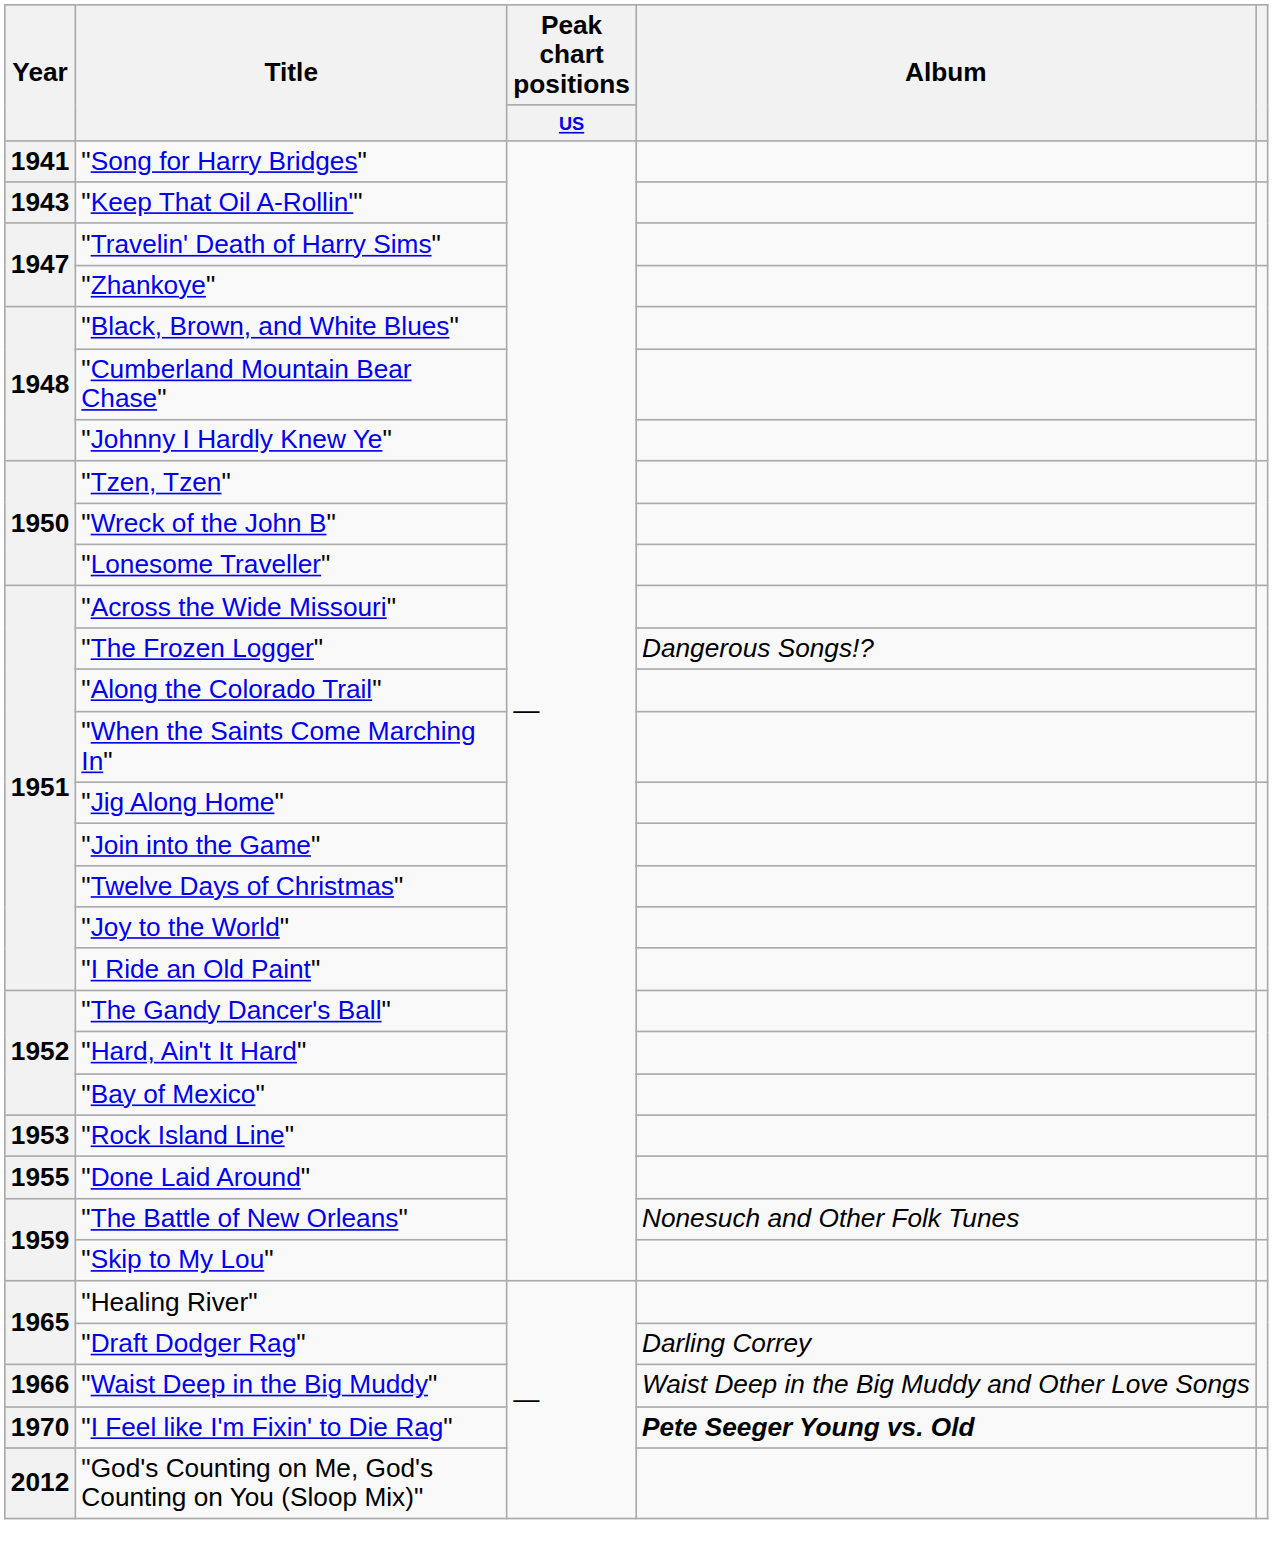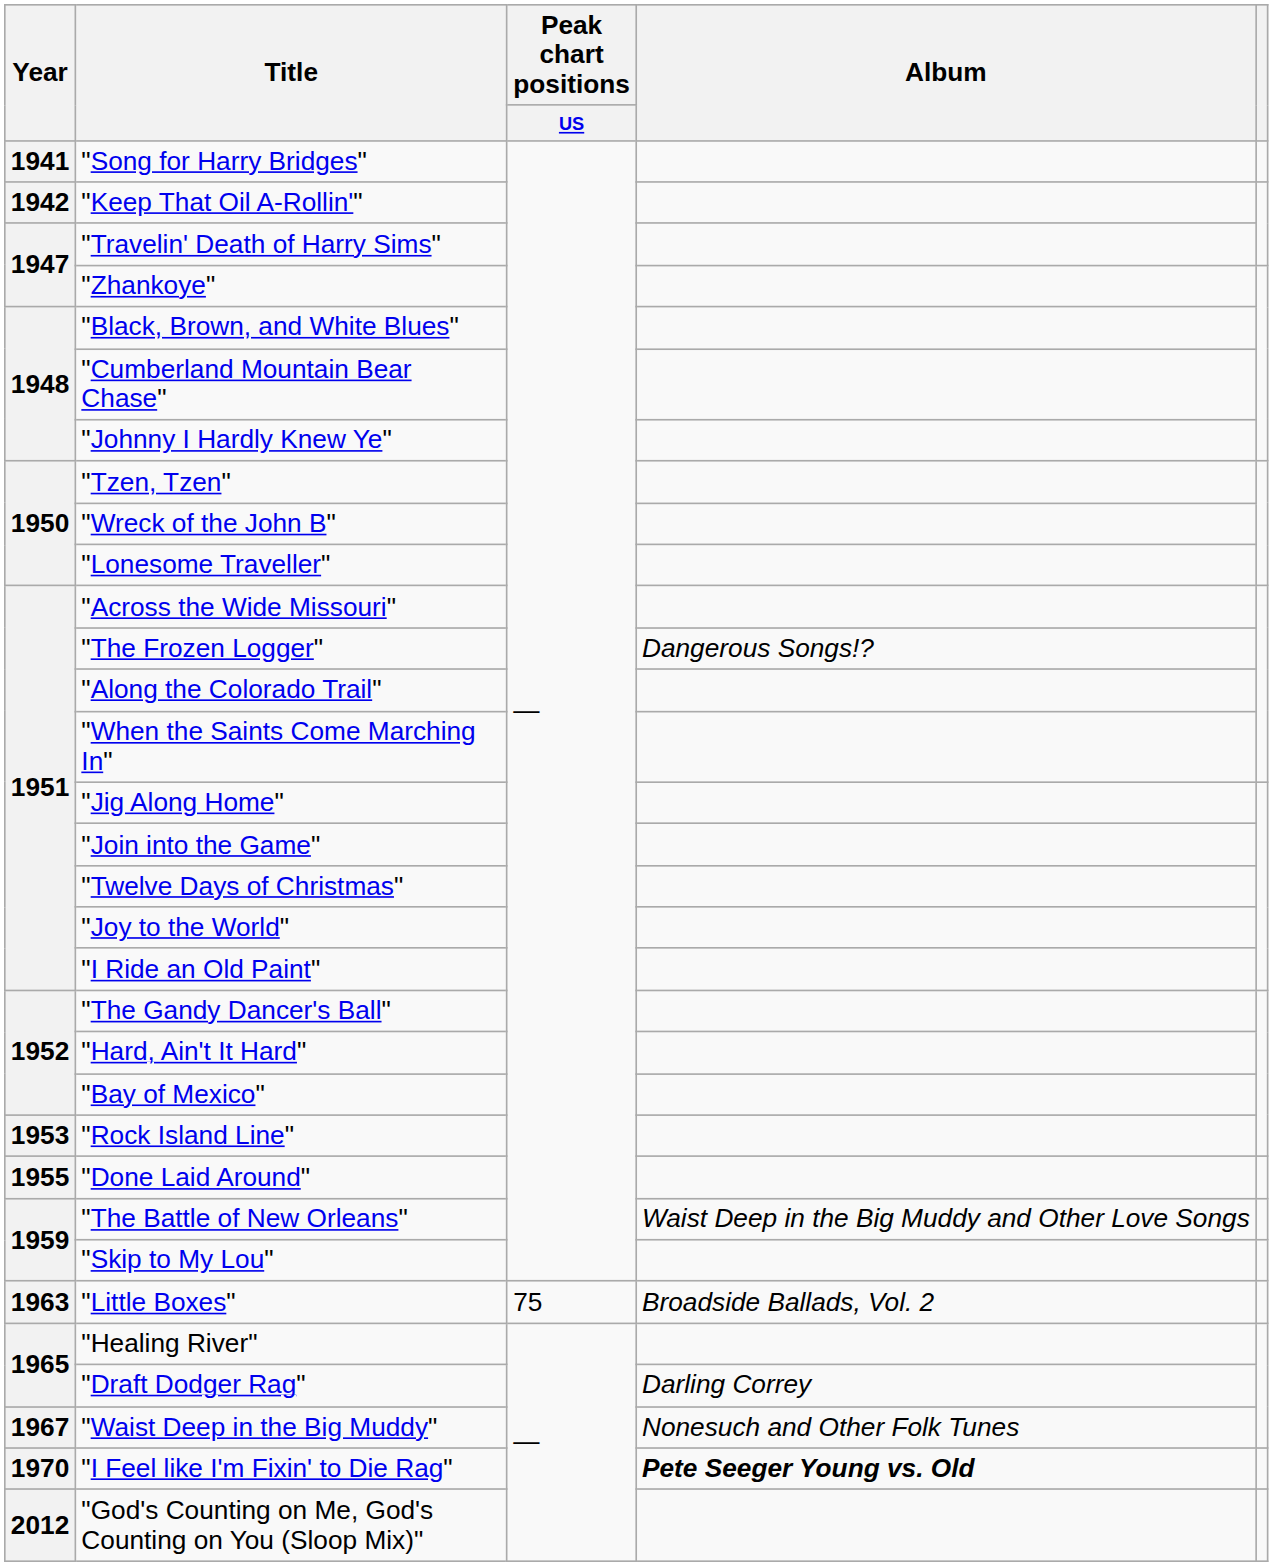(40, 202) 1943 -> (40, 202) 1942
(831, 1218) Nonesuch and Other Folk Tunes -> (946, 1218) Waist Deep in the Big Muddy and Other Love Songs
+ row: (158, 1301)
(40, 1385) 1966 -> (40, 1426) 1967
(946, 1385) Waist Deep in the Big Muddy and Other Love Songs -> (831, 1426) Nonesuch and Other Folk Tunes
